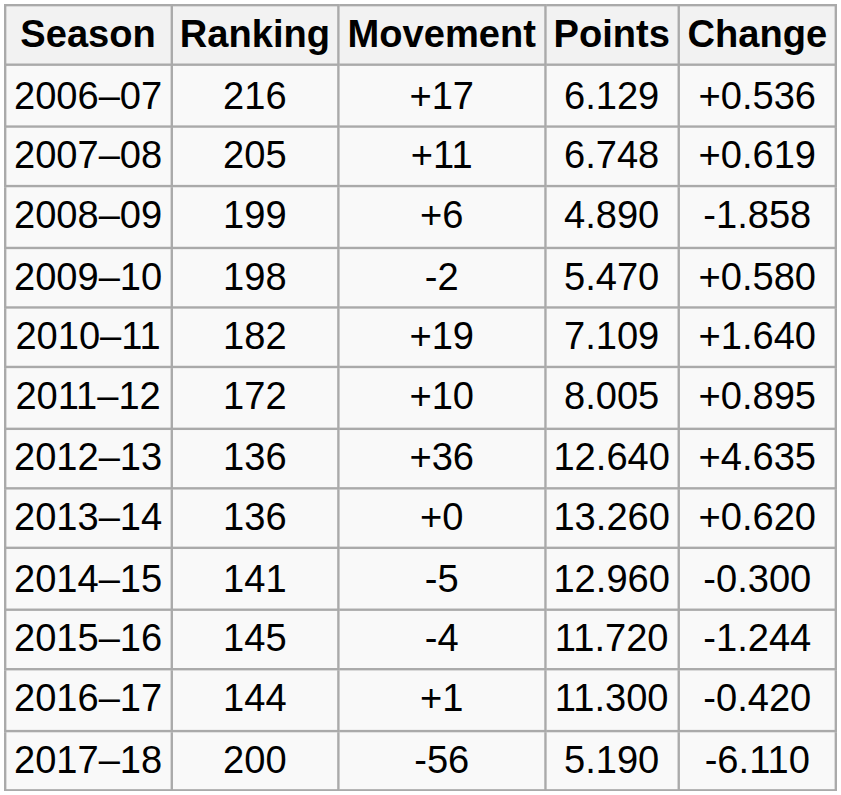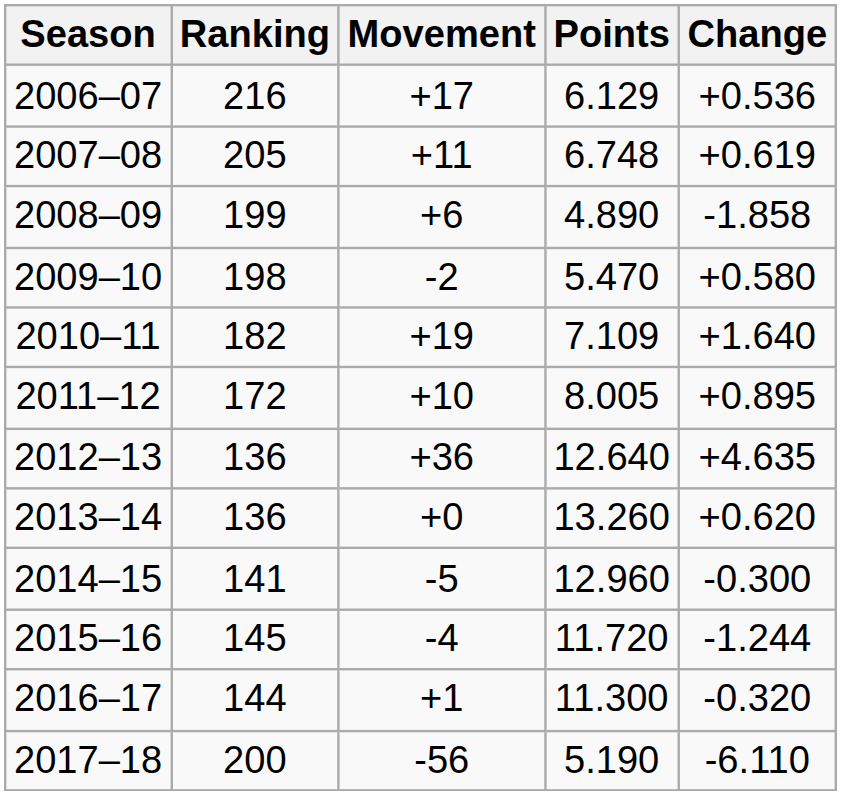(757, 699) -0.420 -> (757, 699) -0.320
